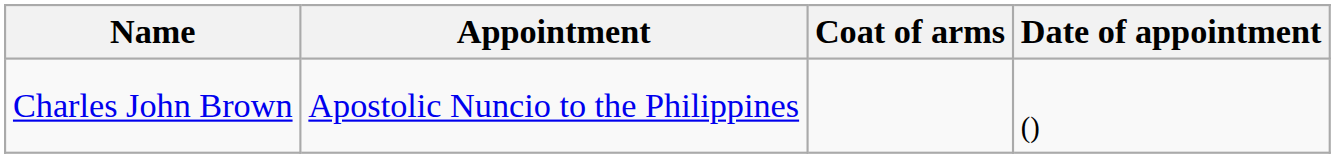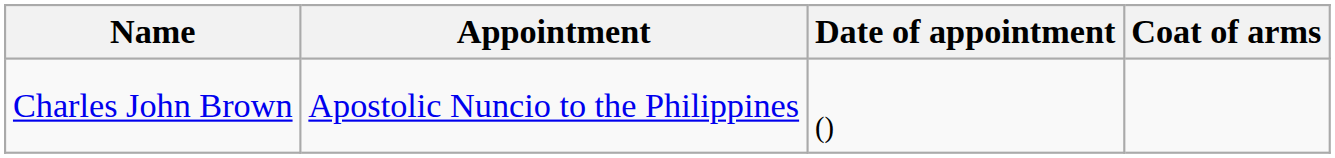columns swapped: (1171, 31) <-> (910, 31)
